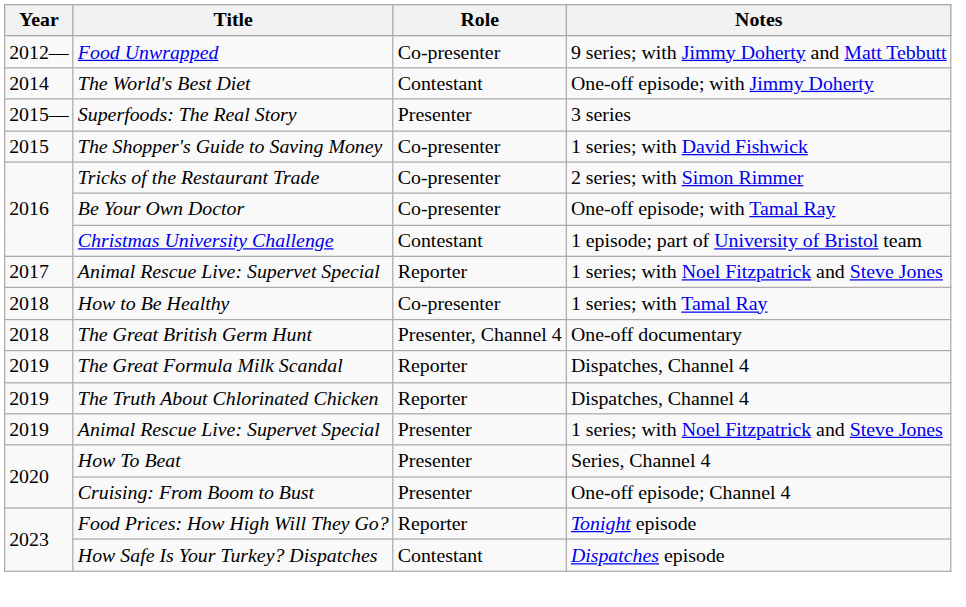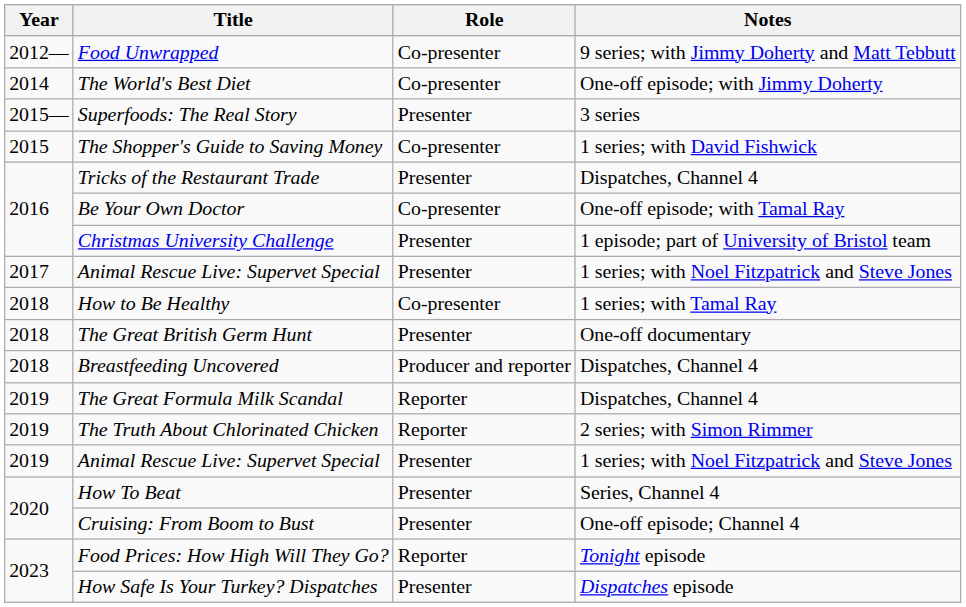(440, 83) Contestant -> (449, 83) Co-presenter
(449, 177) Co-presenter -> (435, 177) Presenter
(687, 177) 2 series; with Simon Rimmer -> (669, 177) Dispatches, Channel 4
(440, 240) Contestant -> (435, 240) Presenter
(433, 271) Reporter -> (435, 271) Presenter
(480, 334) Presenter, Channel 4 -> (435, 334) Presenter
+ row: (29, 366)
(660, 397) Dispatches, Channel 4 -> (696, 429) 2 series; with Simon Rimmer
(440, 555) Contestant -> (435, 586) Presenter
